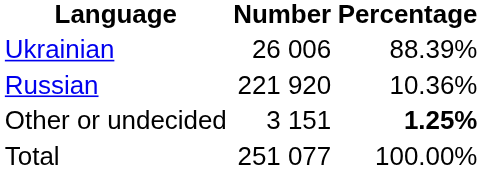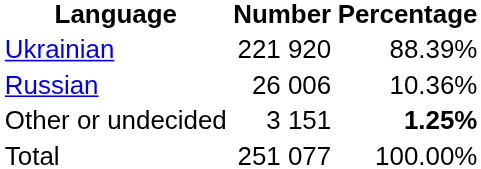(292, 49) 26 006 -> (284, 49) 221 920
(284, 85) 221 920 -> (292, 85) 26 006
